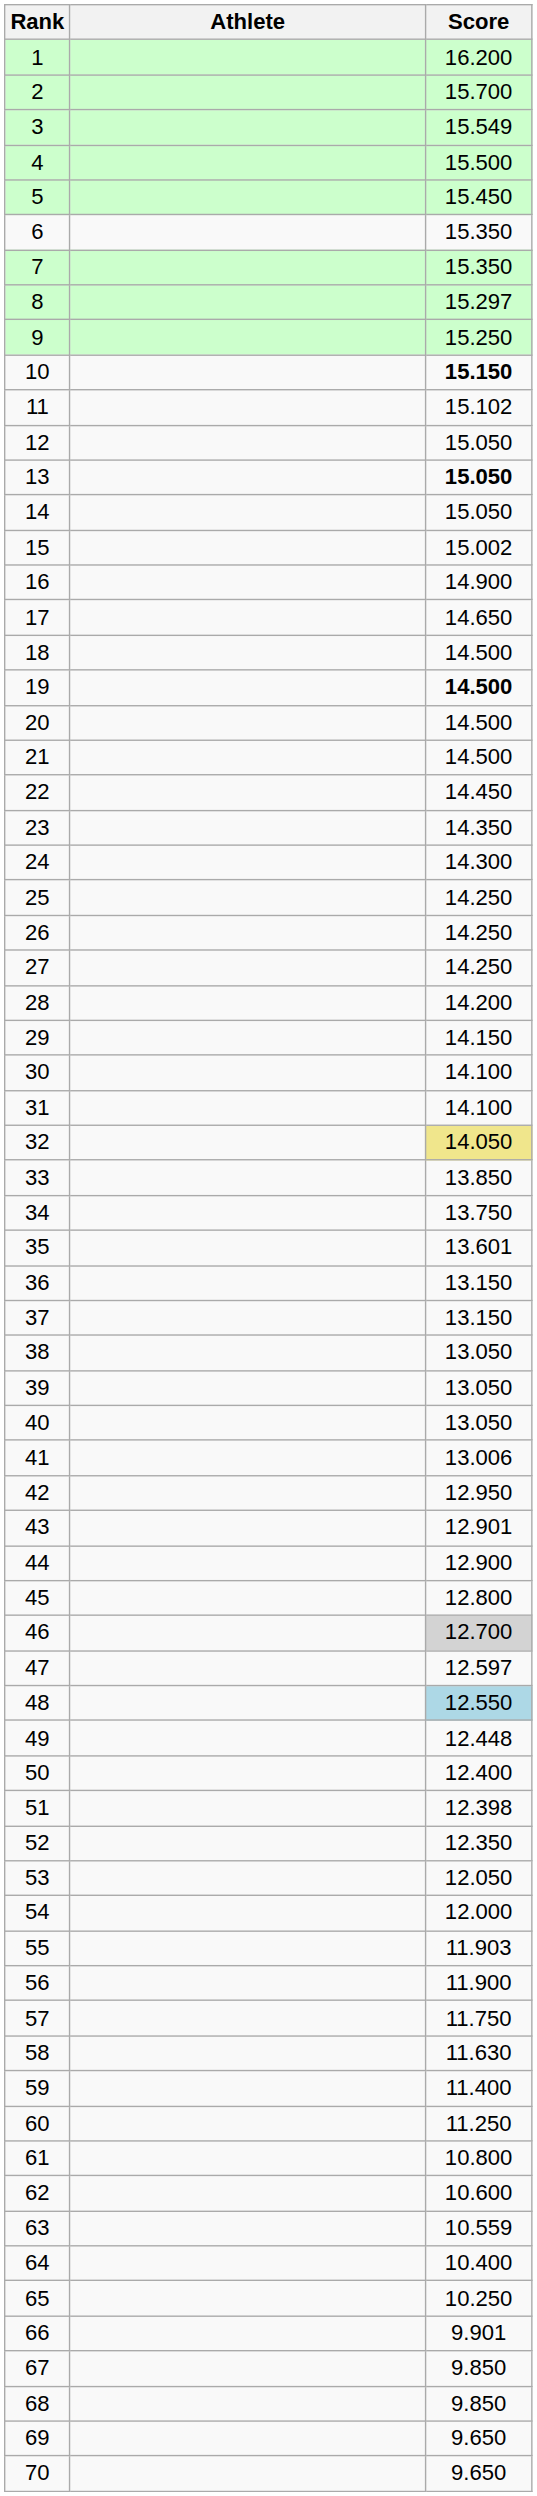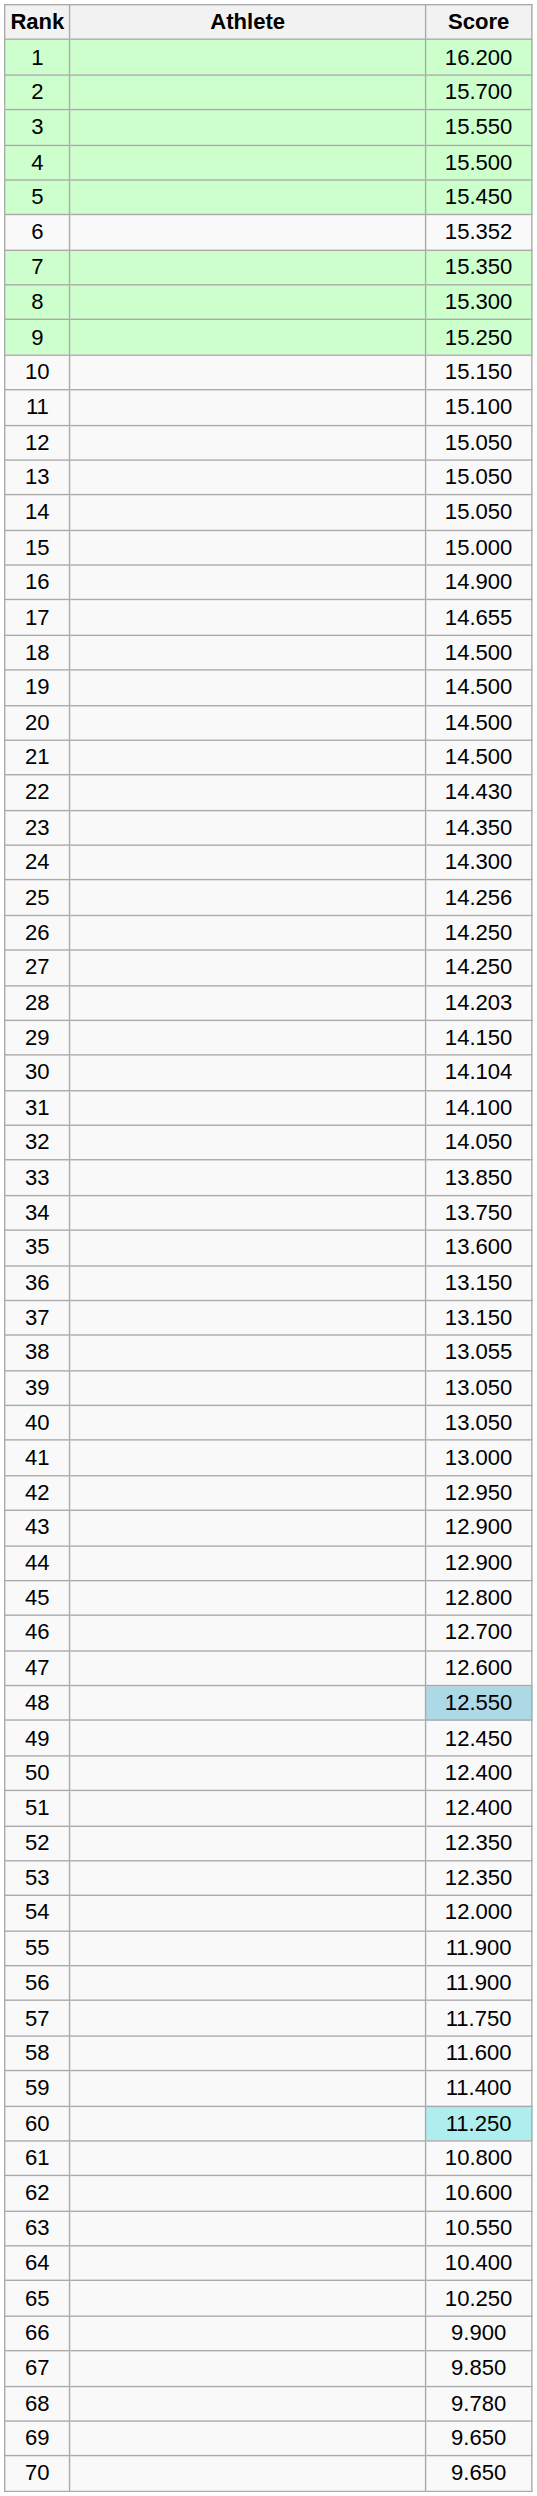(479, 127) 15.549 -> (479, 127) 15.550
(479, 232) 15.350 -> (479, 232) 15.352
(479, 302) 15.297 -> (479, 302) 15.300
(479, 372) bold -> (479, 372) normal
(479, 407) 15.102 -> (479, 407) 15.100
(479, 477) bold -> (479, 477) normal
(479, 547) 15.002 -> (479, 547) 15.000
(479, 617) 14.650 -> (479, 617) 14.655
(479, 687) bold -> (479, 687) normal
(479, 792) 14.450 -> (479, 792) 14.430
(479, 897) 14.250 -> (479, 897) 14.256
(479, 1002) 14.200 -> (479, 1002) 14.203
(479, 1072) 14.100 -> (479, 1072) 14.104
(479, 1142) khaki background -> (479, 1142) no background
(479, 1247) 13.601 -> (479, 1247) 13.600
(479, 1352) 13.050 -> (479, 1352) 13.055
(479, 1457) 13.006 -> (479, 1457) 13.000
(479, 1527) 12.901 -> (479, 1527) 12.900
(479, 1632) lightgrey background -> (479, 1632) no background
(479, 1667) 12.597 -> (479, 1667) 12.600
(479, 1737) 12.448 -> (479, 1737) 12.450
(479, 1807) 12.398 -> (479, 1807) 12.400
(479, 1877) 12.050 -> (479, 1877) 12.350
(479, 1947) 11.903 -> (479, 1947) 11.900
(479, 2053) 11.630 -> (479, 2053) 11.600
(479, 2123) no background -> (479, 2123) paleturquoise background
(479, 2228) 10.559 -> (479, 2228) 10.550
(479, 2333) 9.901 -> (479, 2333) 9.900
(479, 2403) 9.850 -> (479, 2403) 9.780
